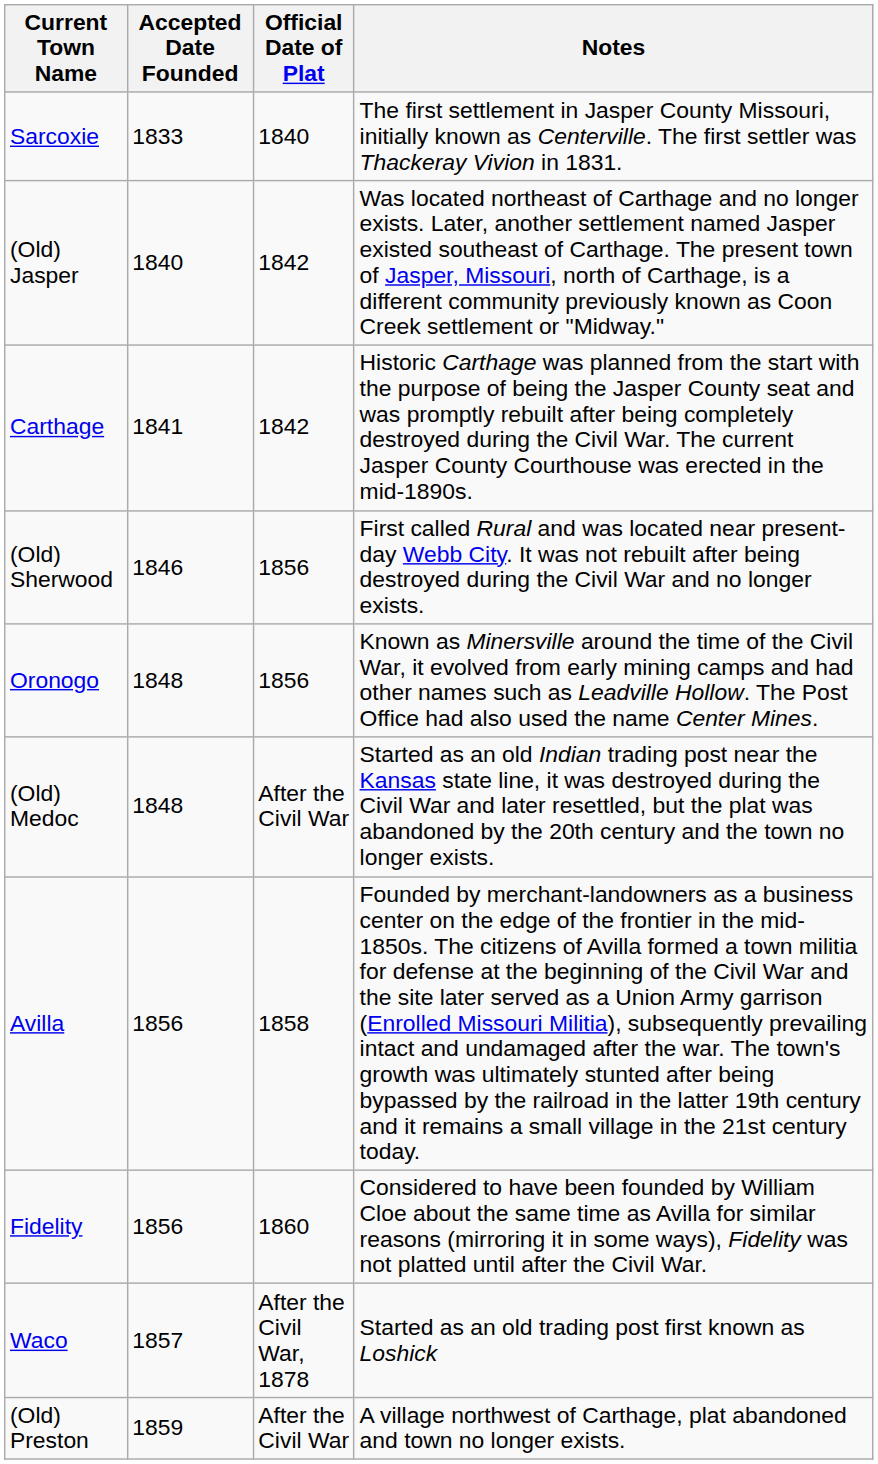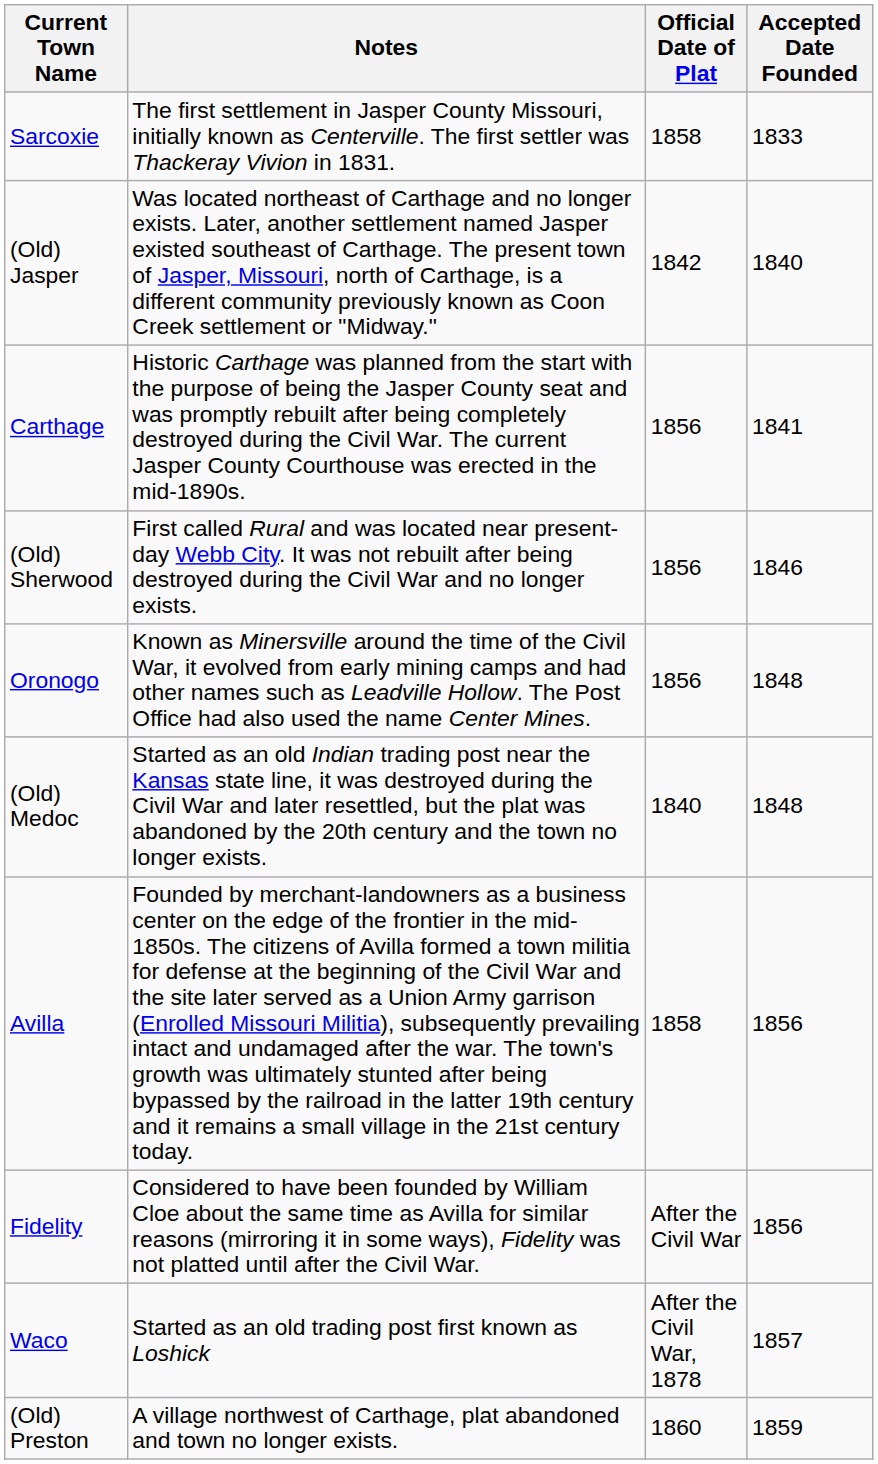columns swapped: (190, 48) <-> (614, 48)
(284, 136) 1840 -> (676, 136) 1858
(284, 427) 1842 -> (676, 427) 1856
(304, 806) After the Civil War -> (676, 806) 1840
(284, 1226) 1860 -> (696, 1226) After the Civil War
(304, 1427) After the Civil War -> (676, 1427) 1860
